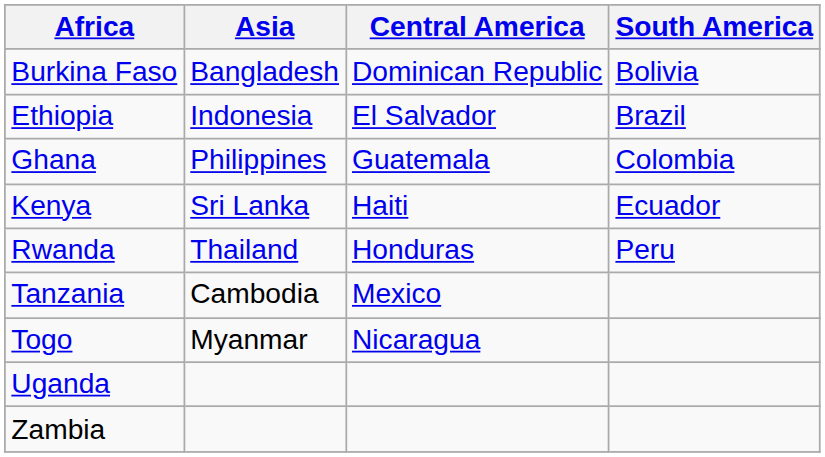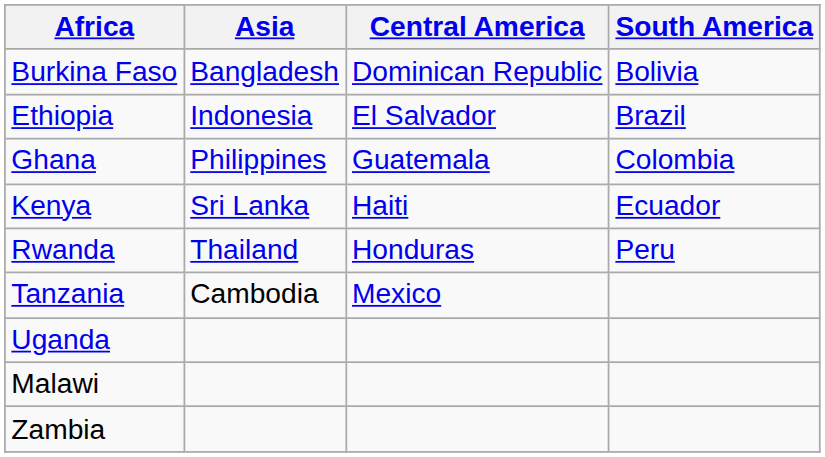- row: (42, 339)
+ row: (55, 384)
